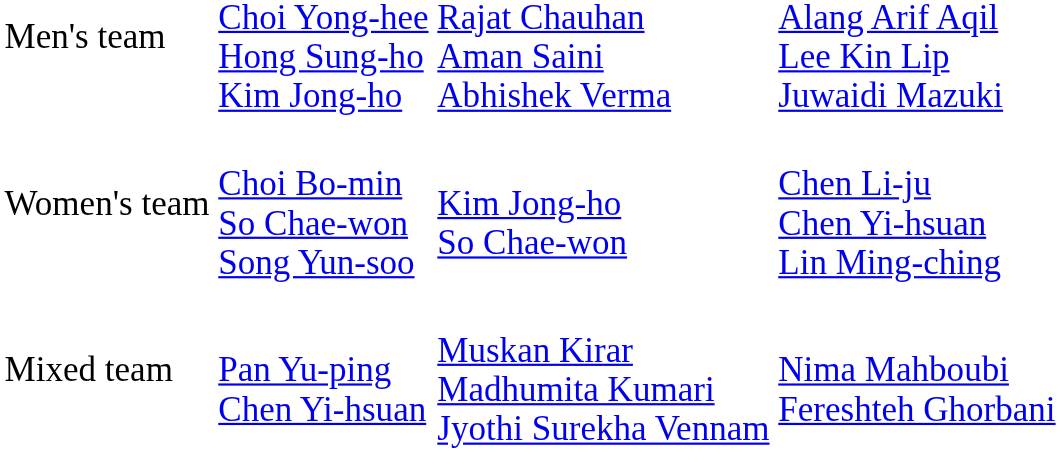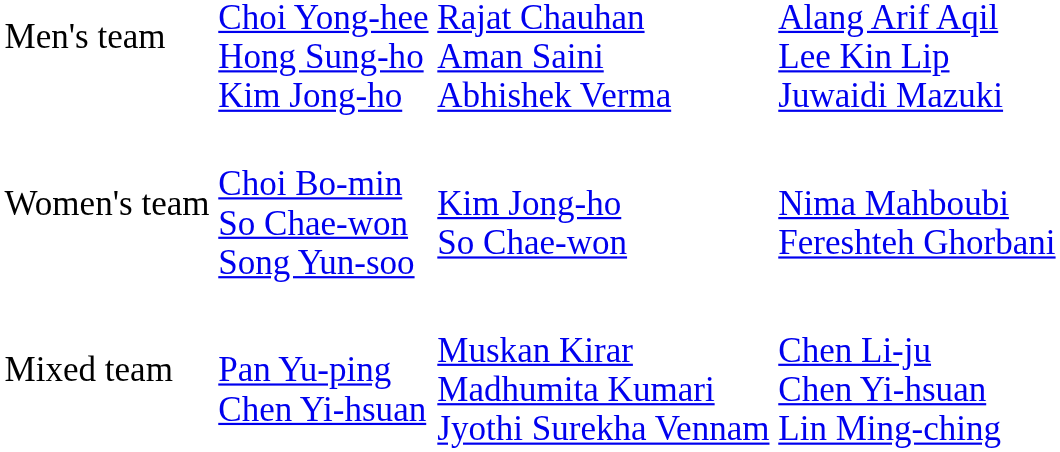(890, 222) Chen Li-ju Chen Yi-hsuan Lin Ming-ching -> (917, 222) Nima Mahboubi Fereshteh Ghorbani
(917, 389) Nima Mahboubi Fereshteh Ghorbani -> (890, 389) Chen Li-ju Chen Yi-hsuan Lin Ming-ching
